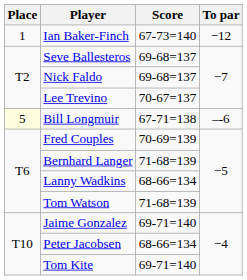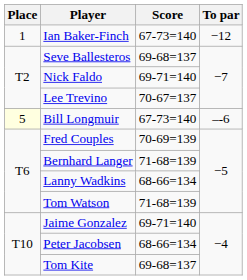(167, 77) 69-68=137 -> (167, 77) 69-71=140
(167, 118) 67-71=138 -> (167, 118) 67-73=140
(167, 264) 69-71=140 -> (167, 264) 69-68=137
